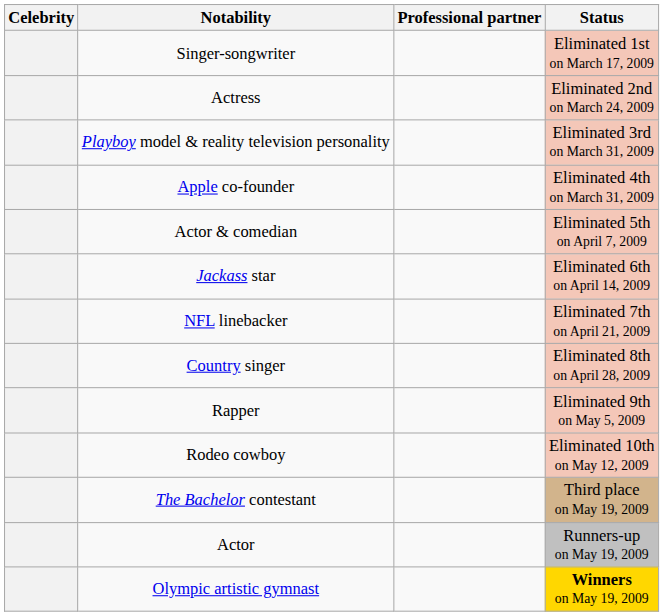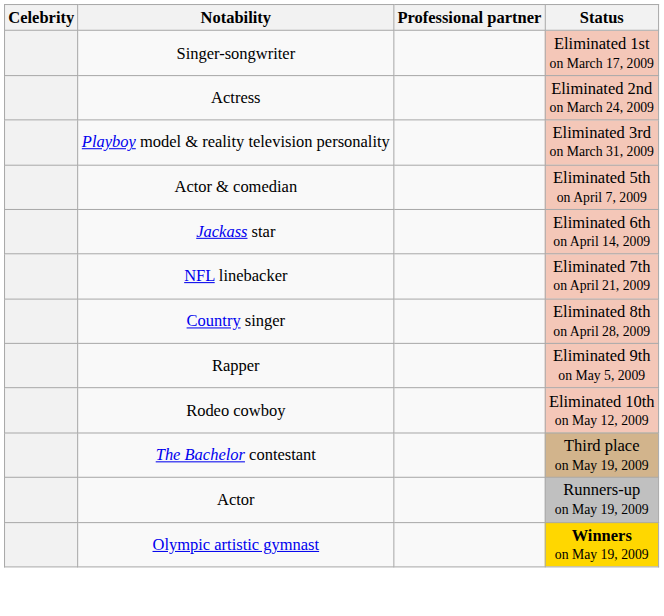- row: (236, 187)
